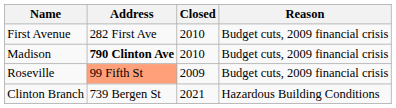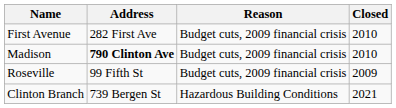columns swapped: (198, 14) <-> (305, 14)
(116, 73) lightsalmon background -> (116, 73) no background
